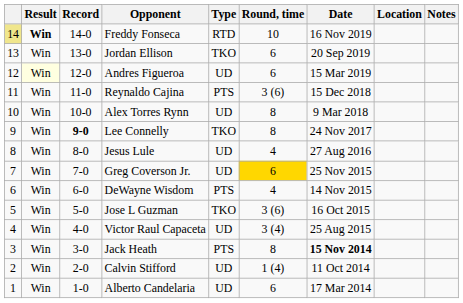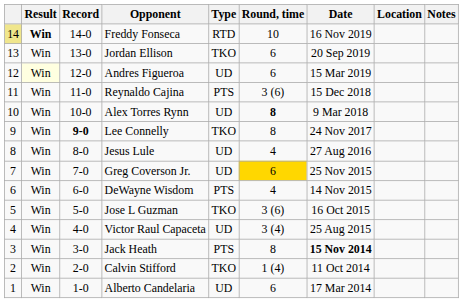(273, 112) normal -> (273, 112) bold
(224, 268) UD -> (224, 268) TKO
